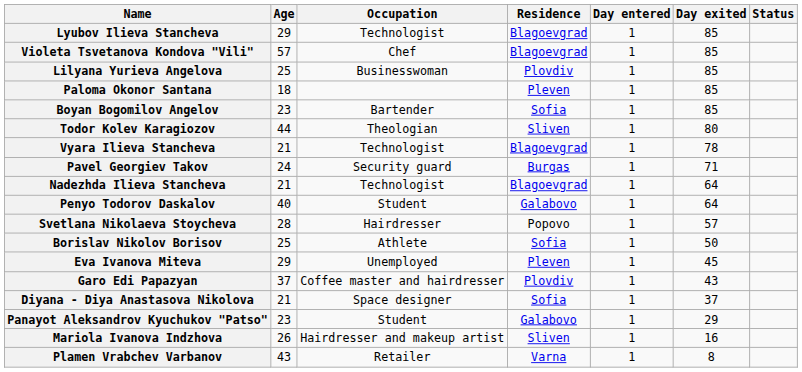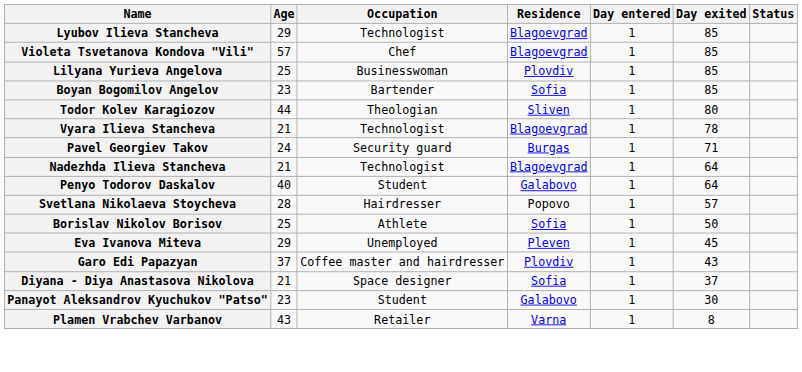- row: (138, 90)
(711, 319) 29 -> (711, 300) 30
- row: (138, 338)
